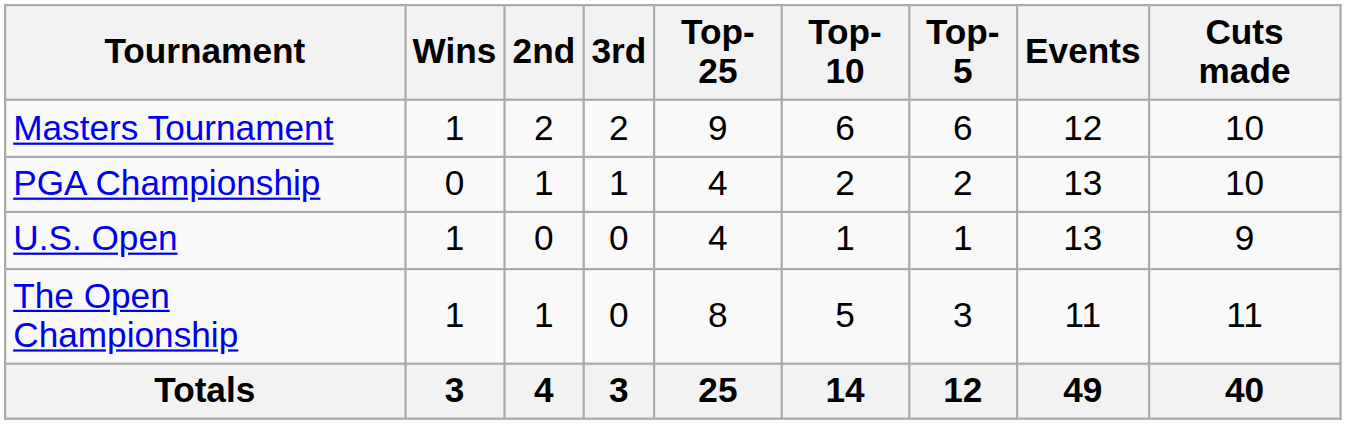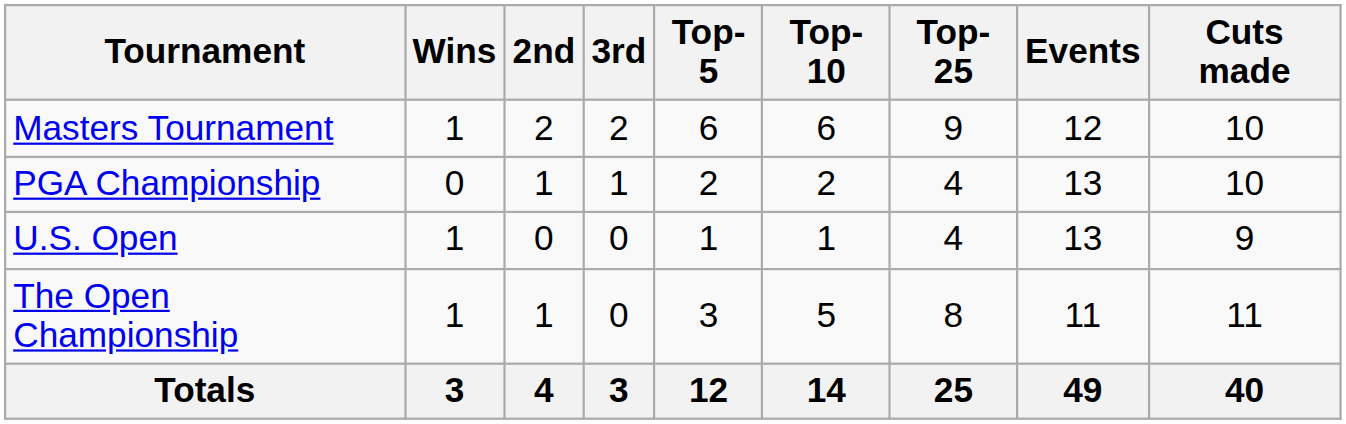columns swapped: (963, 52) <-> (718, 52)
